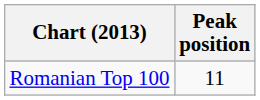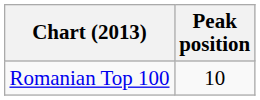(215, 77) 11 -> (215, 77) 10
